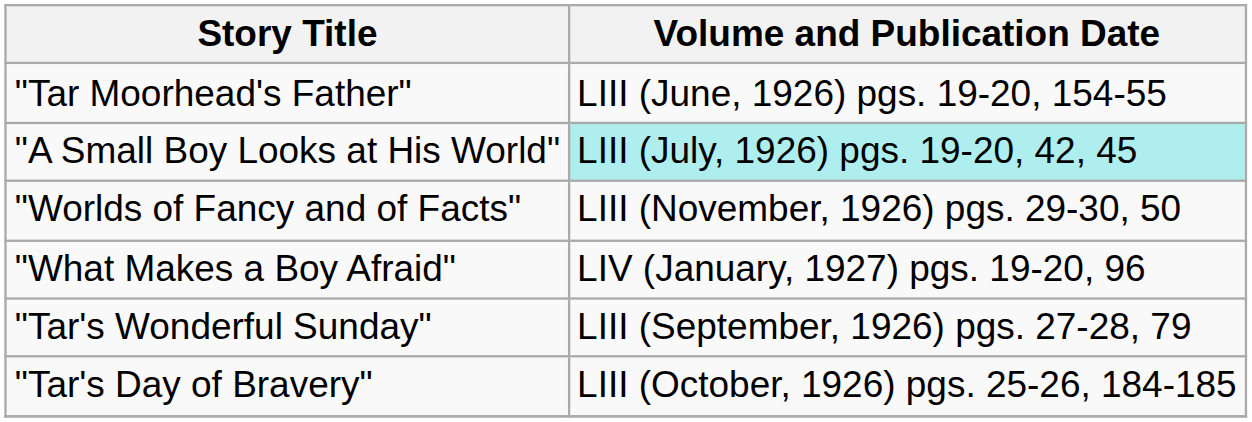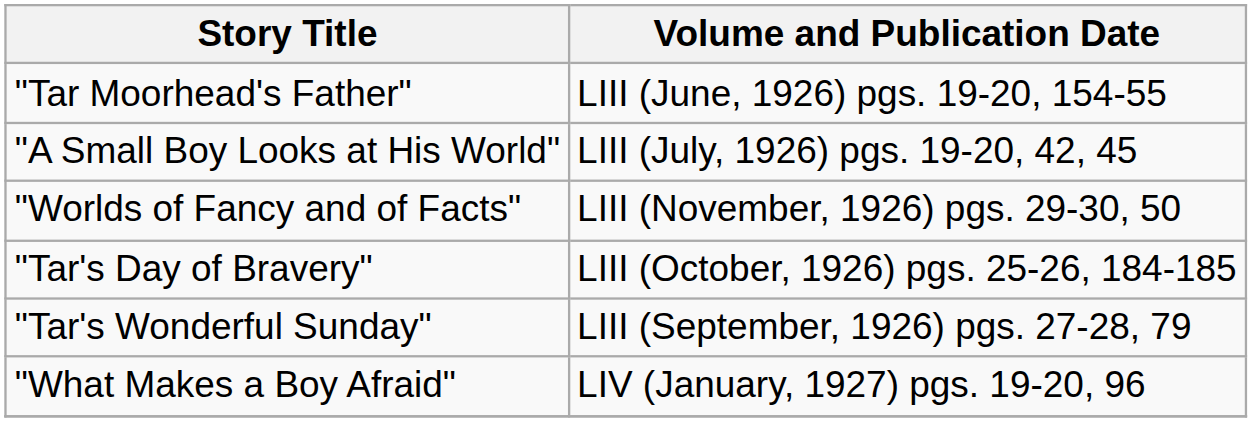(857, 151) paleturquoise background -> (857, 151) no background
rows swapped: (194, 385) <-> (235, 268)
